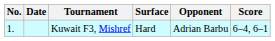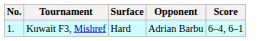- column: (36, 12)
